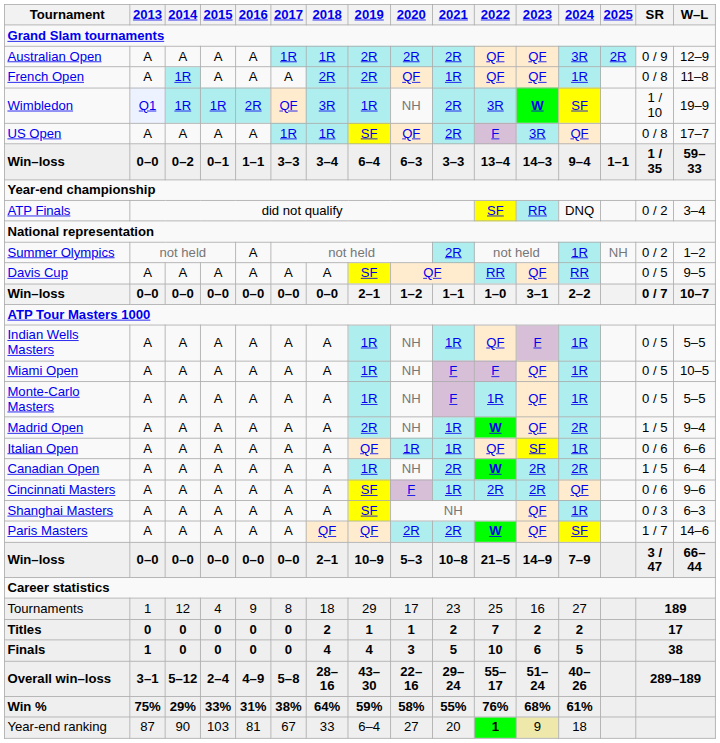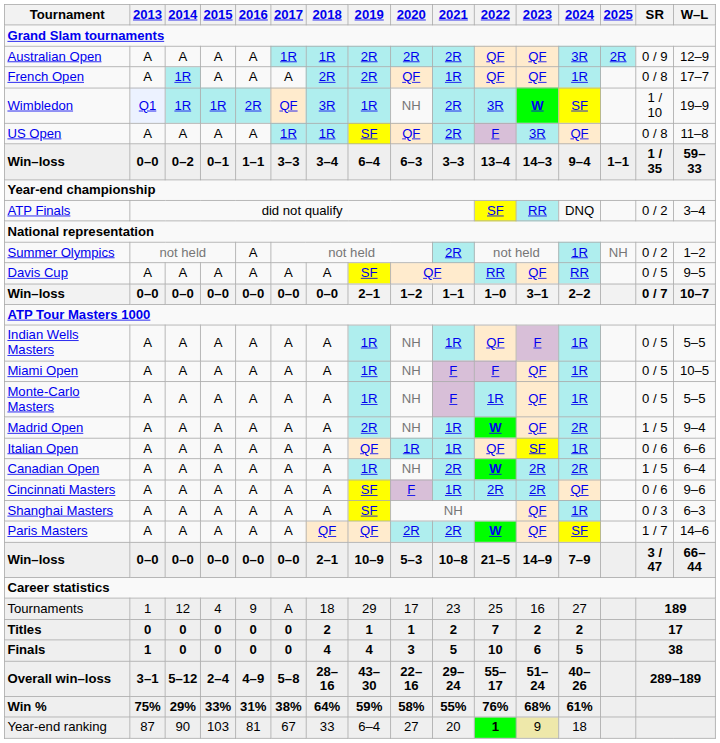(695, 77) 11–8 -> (695, 77) 17–7
(695, 133) 17–7 -> (695, 133) 11–8
(288, 608) 8 -> (288, 608) A
